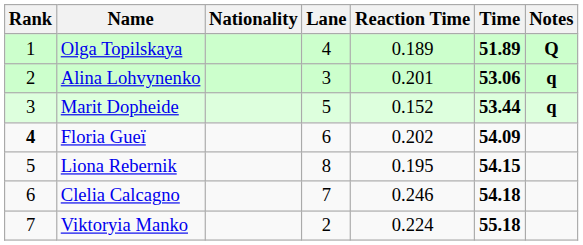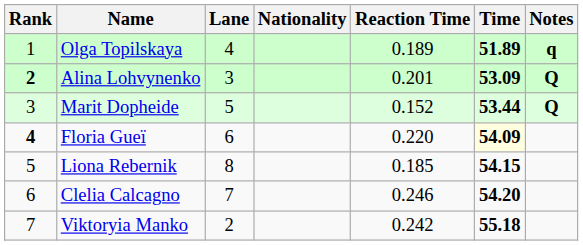columns swapped: (253, 19) <-> (326, 19)
(551, 48) Q -> (551, 48) q
(31, 78) normal -> (31, 78) bold
(500, 78) 53.06 -> (500, 78) 53.09
(551, 78) q -> (551, 78) Q
(551, 107) q -> (551, 107) Q
(413, 136) 0.202 -> (413, 136) 0.220
(500, 136) no background -> (500, 136) lightyellow background
(413, 166) 0.195 -> (413, 166) 0.185
(500, 195) 54.18 -> (500, 195) 54.20
(413, 225) 0.224 -> (413, 225) 0.242
